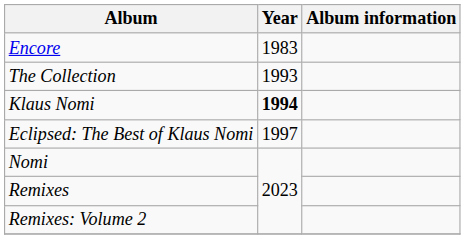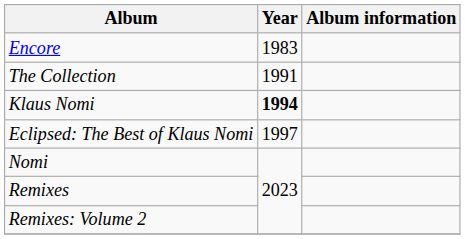(280, 76) 1993 -> (280, 76) 1991
